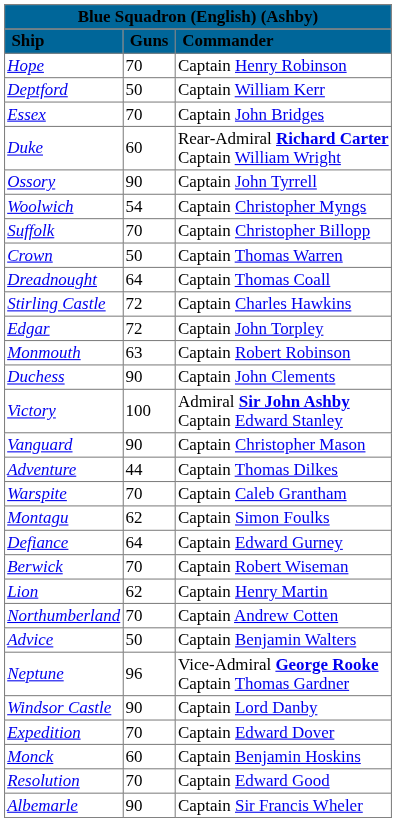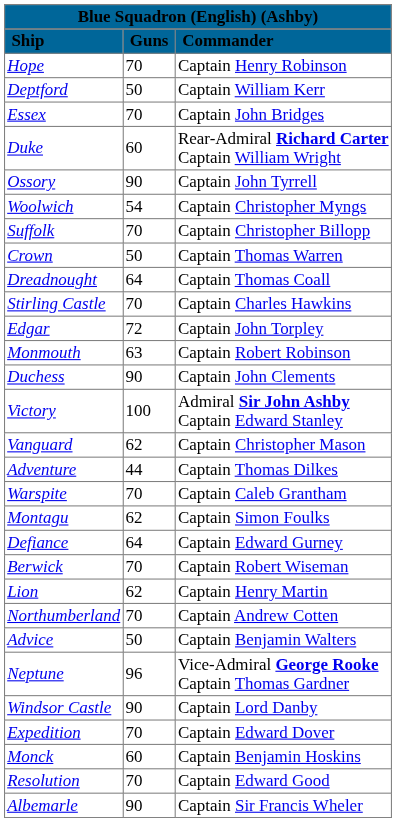(134, 303) 72 -> (134, 303) 70
(134, 444) 90 -> (134, 444) 62
